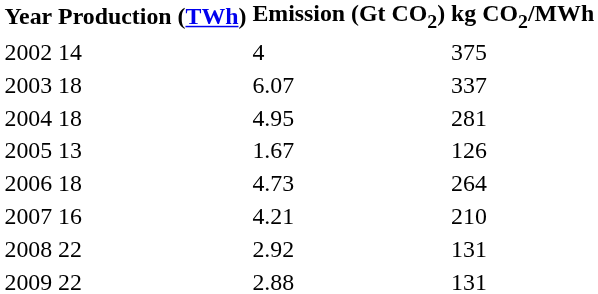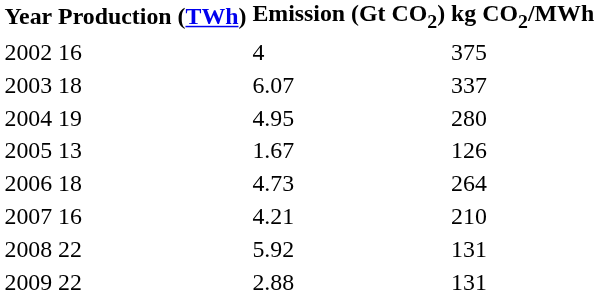(70, 52) 14 -> (70, 52) 16
(70, 118) 18 -> (70, 118) 19
(469, 118) 281 -> (469, 118) 280
(273, 249) 2.92 -> (273, 249) 5.92
